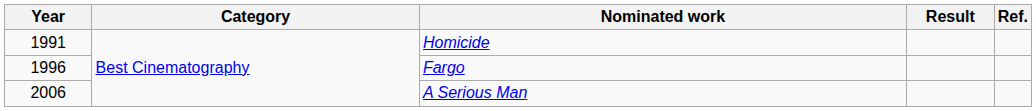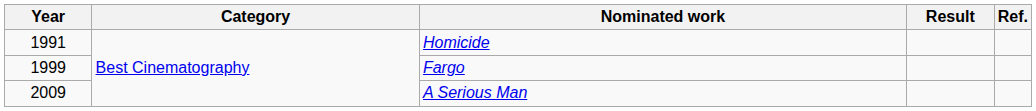(48, 67) 1996 -> (48, 67) 1999
(48, 93) 2006 -> (48, 93) 2009
